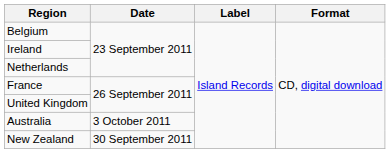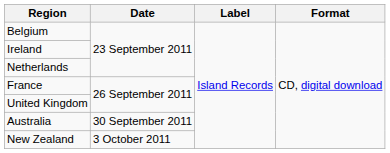(132, 121) 3 October 2011 -> (143, 121) 30 September 2011
(143, 139) 30 September 2011 -> (132, 139) 3 October 2011
